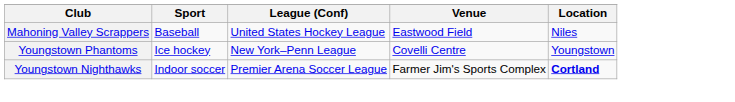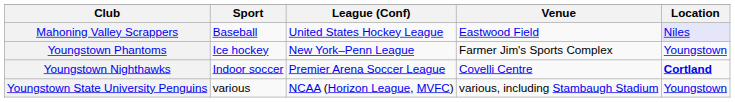(564, 32) no background -> (677, 32) lavender background
(429, 50) Covelli Centre -> (536, 50) Farmer Jim's Sports Complex
(469, 69) Farmer Jim's Sports Complex -> (496, 69) Covelli Centre
+ row: (107, 87)
